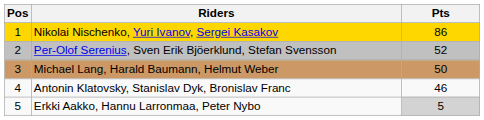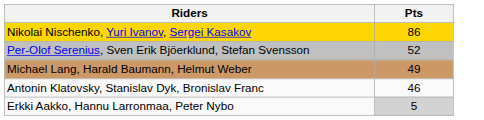- column: (18, 13)
(441, 69) 50 -> (414, 69) 49
